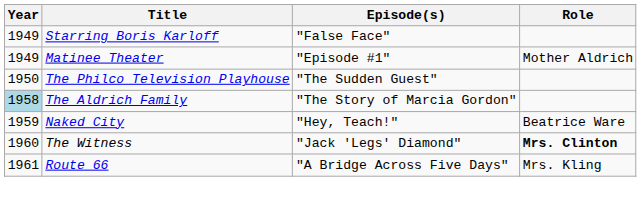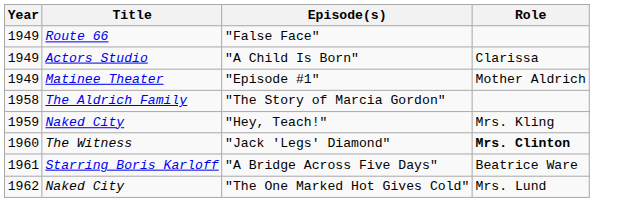(132, 37) Starring Boris Karloff -> (77, 37) Route 66
+ row: (292, 58)
- row: (367, 79)
(23, 101) lightblue background -> (23, 101) no background
(574, 122) Beatrice Ware -> (515, 122) Mrs. Kling
(77, 165) Route 66 -> (132, 165) Starring Boris Karloff
(562, 165) Mrs. Kling -> (527, 165) Beatrice Ware
+ row: (347, 186)
